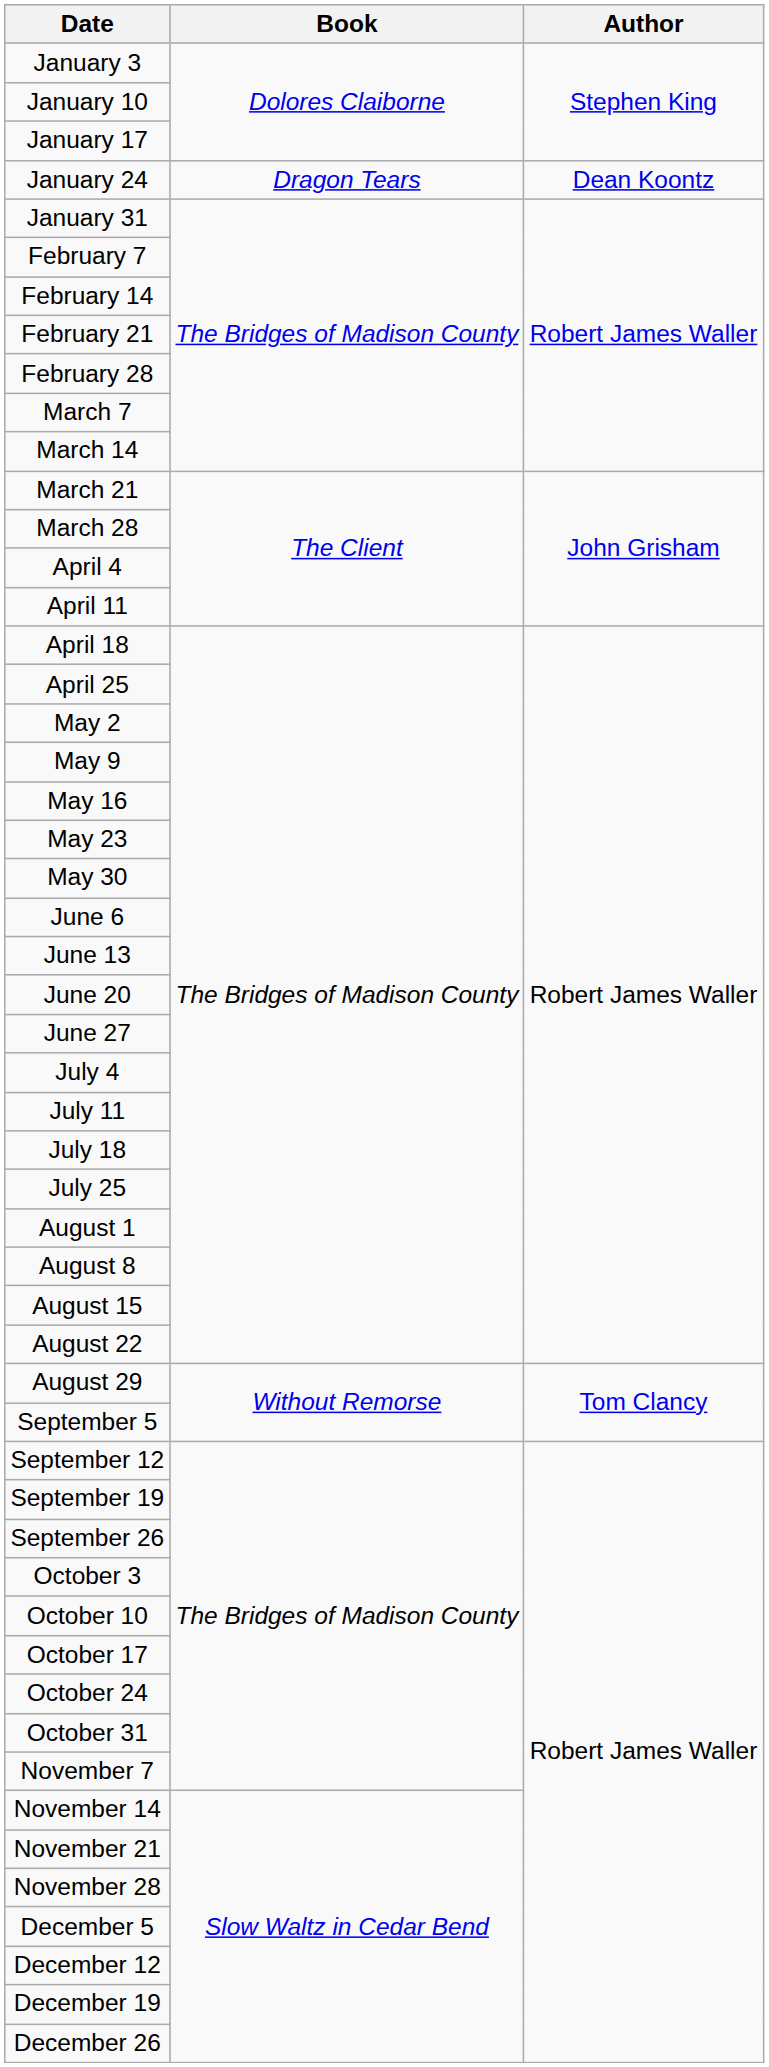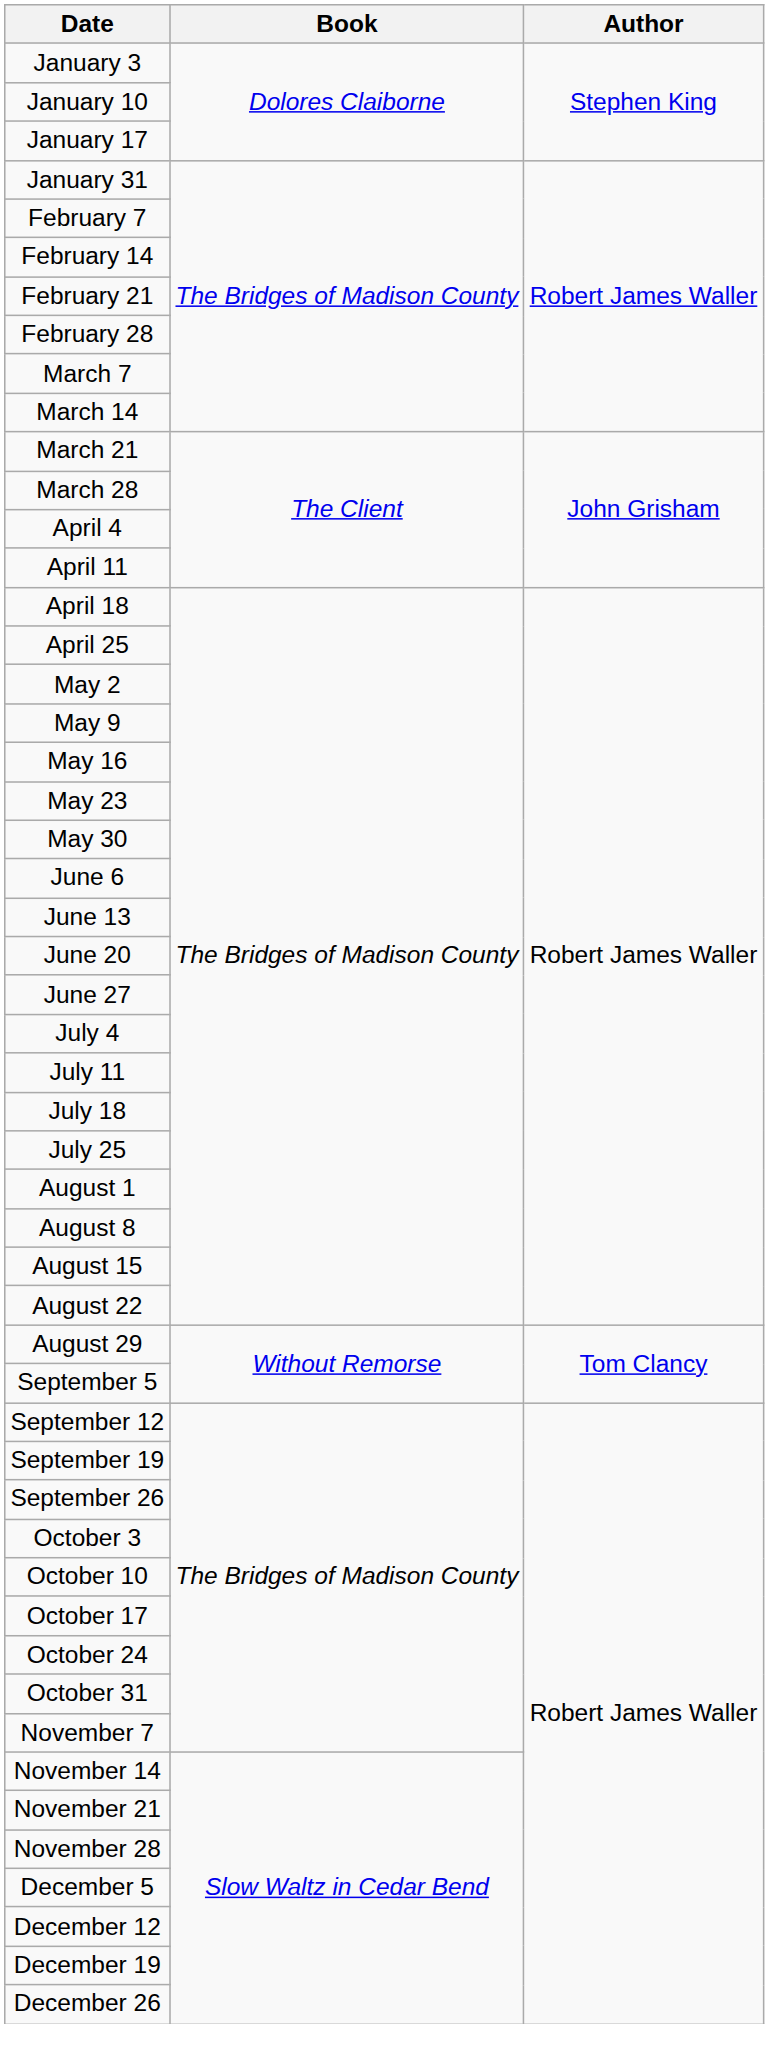- row: (87, 179)
